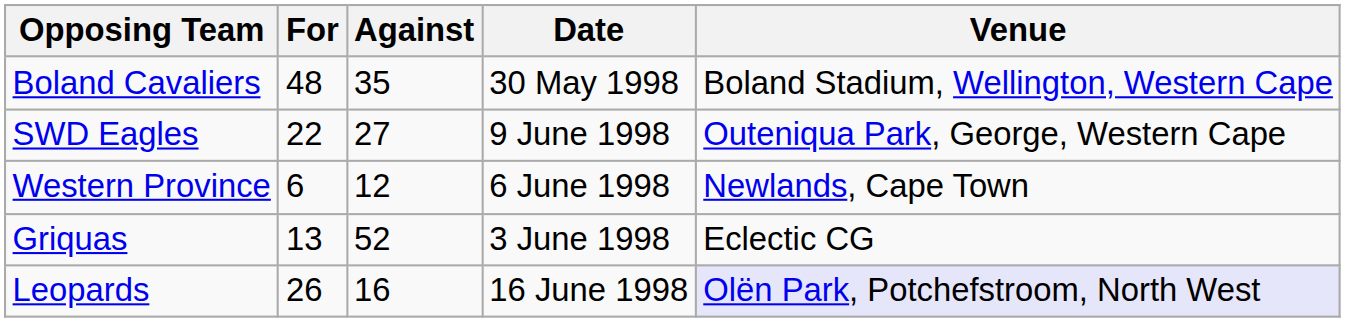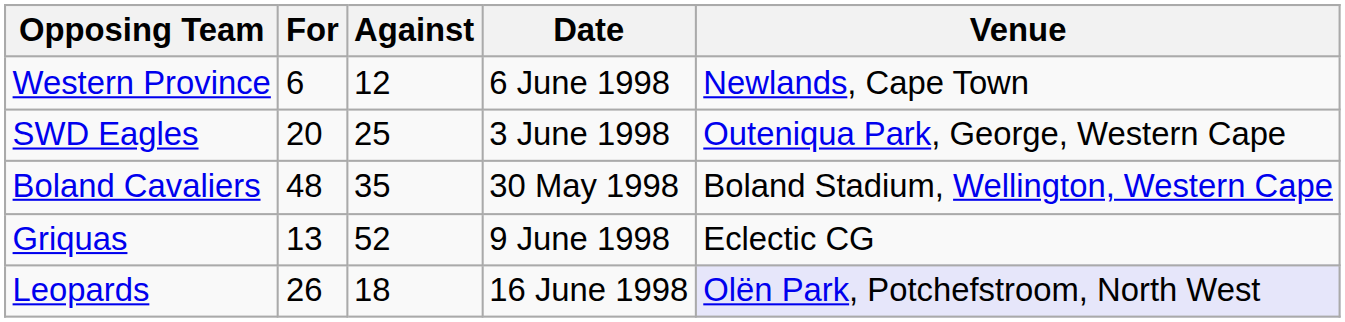rows swapped: (137, 82) <-> (142, 186)
(304, 134) 22 -> (304, 134) 20
(372, 134) 27 -> (372, 134) 25
(580, 134) 9 June 1998 -> (580, 134) 3 June 1998
(580, 238) 3 June 1998 -> (580, 238) 9 June 1998
(372, 290) 16 -> (372, 290) 18
